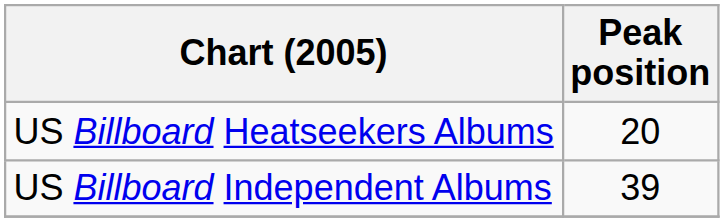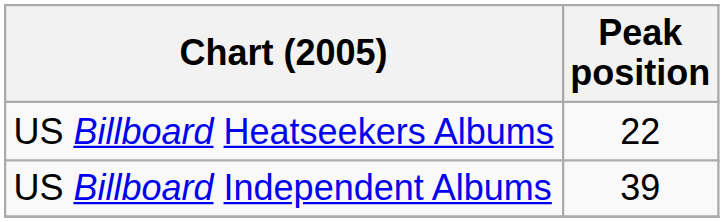(640, 130) 20 -> (640, 130) 22
